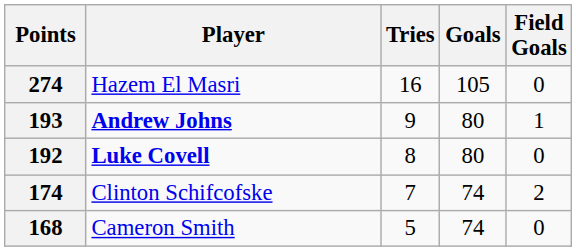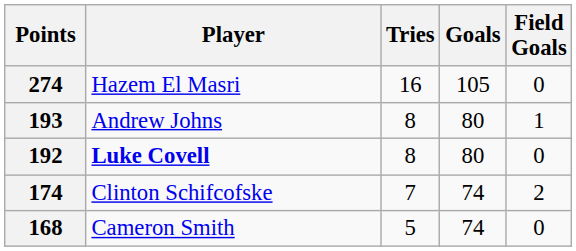(162, 120) bold -> (157, 120) normal
(410, 120) 9 -> (410, 120) 8
